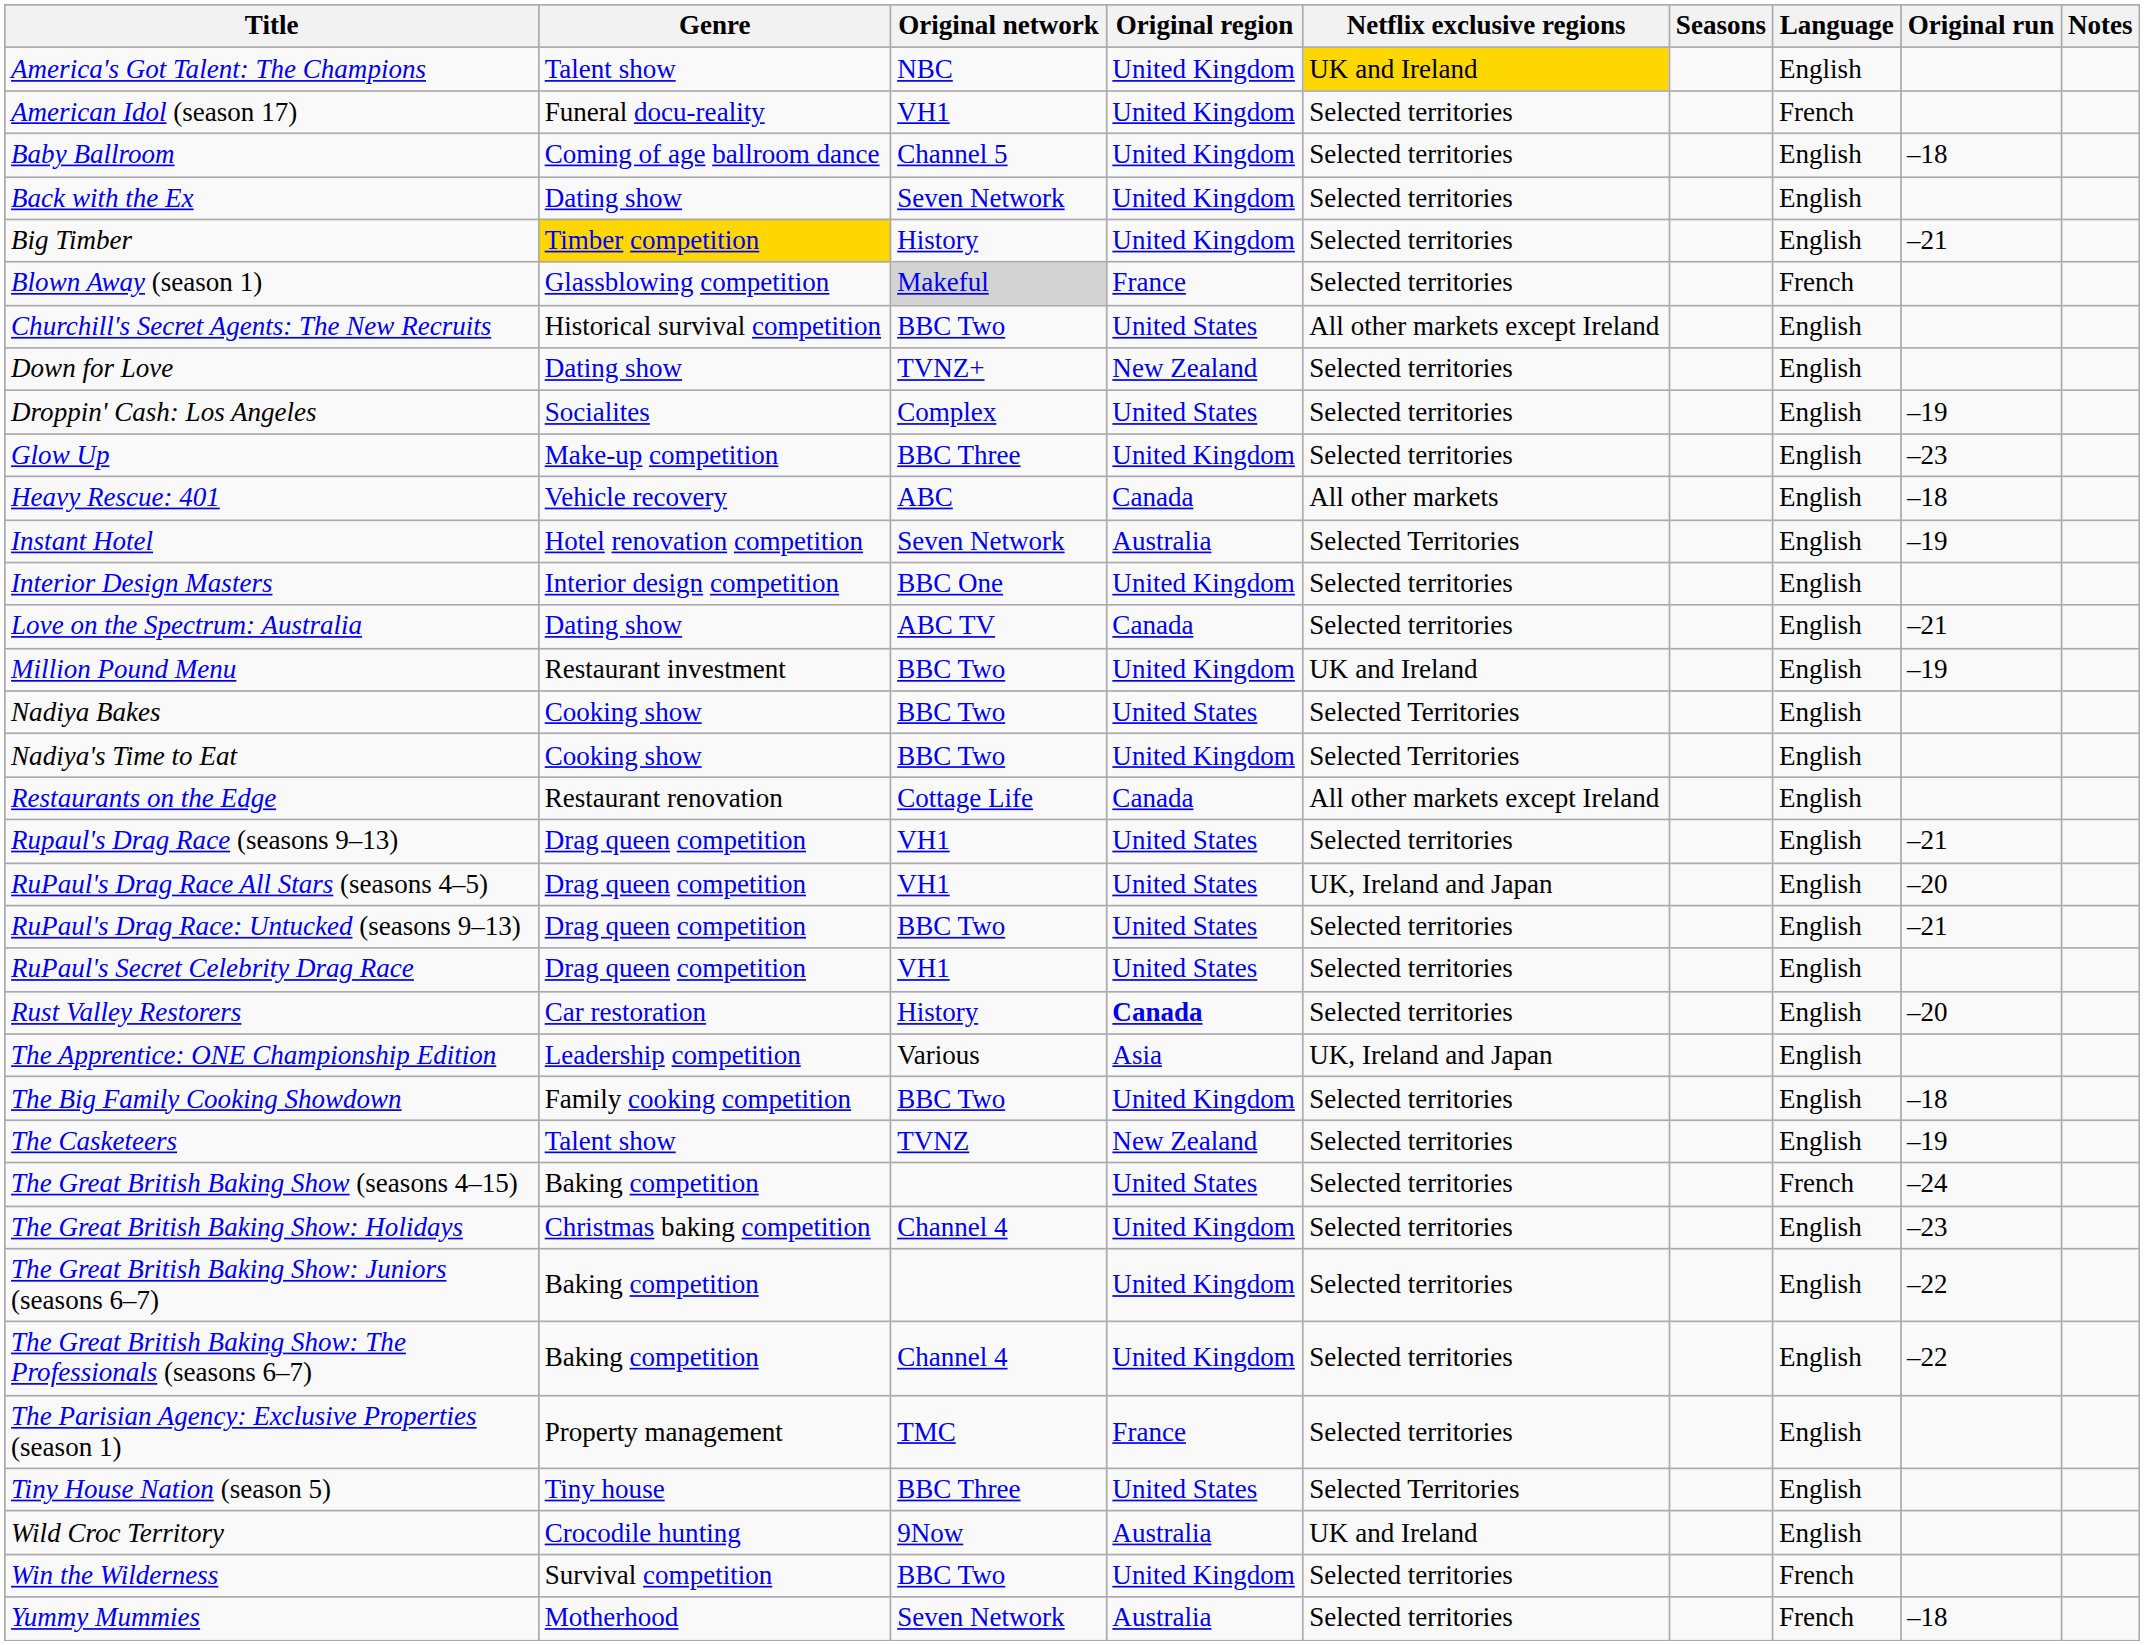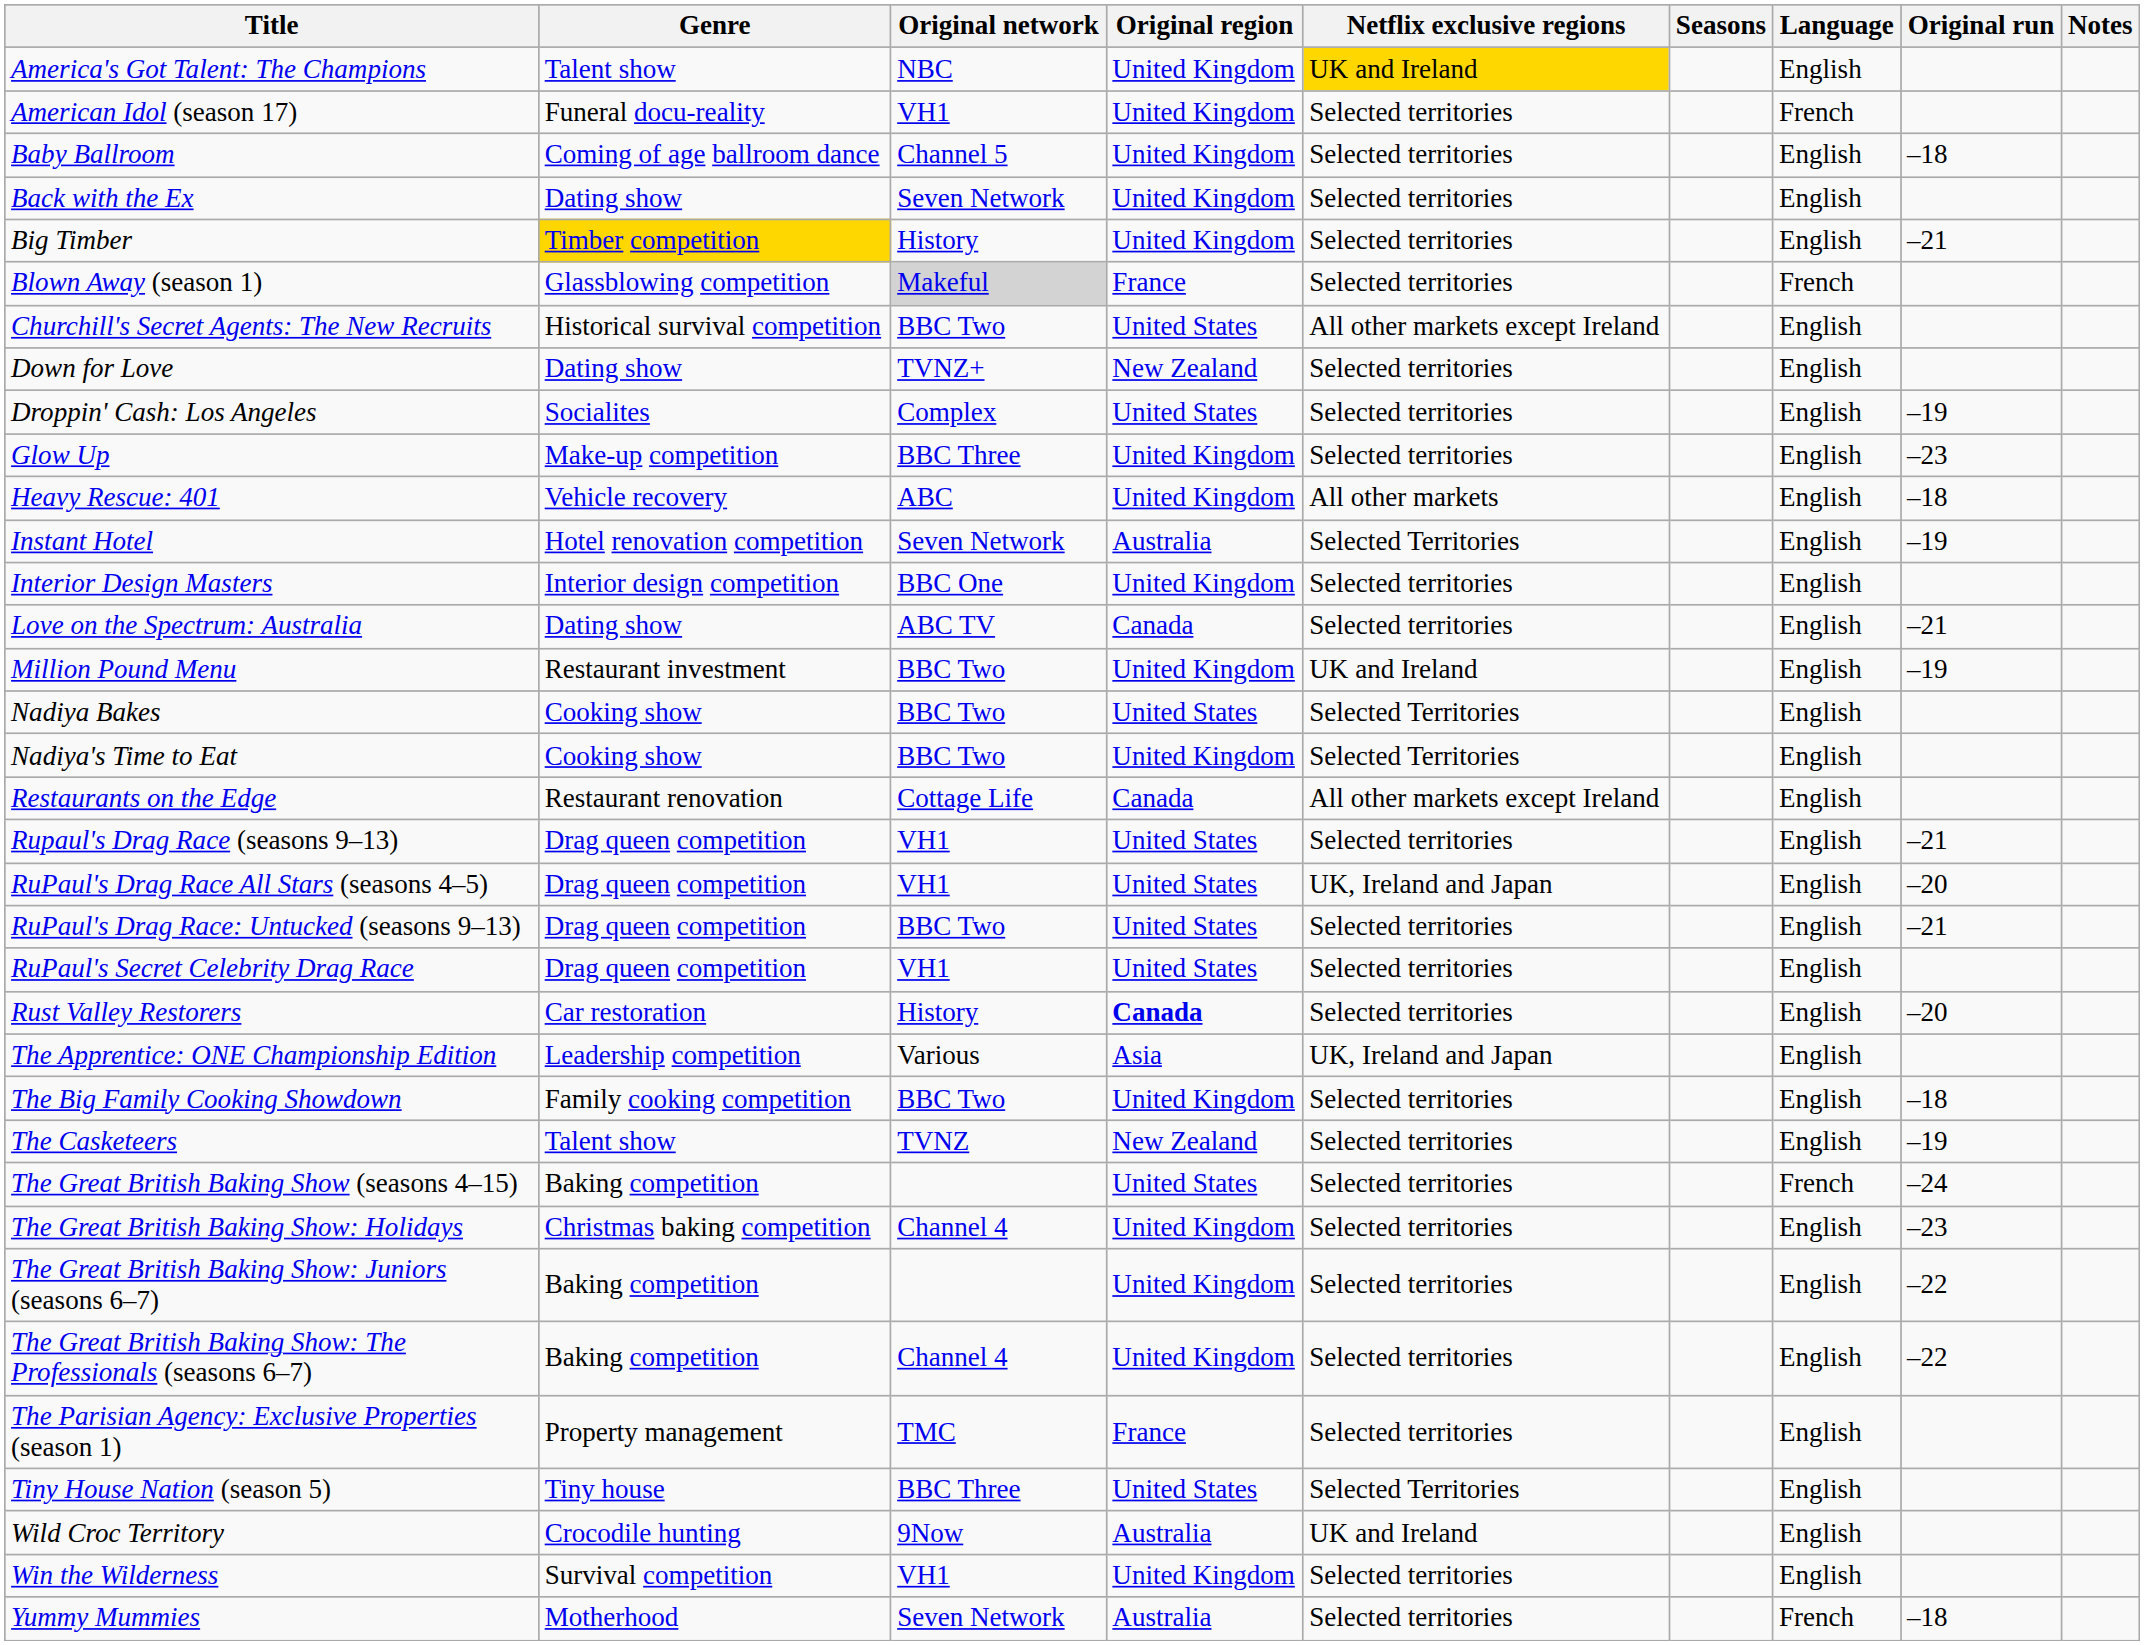(1153, 497) Canada -> (1204, 497) United Kingdom
(951, 1575) BBC Two -> (923, 1575) VH1
(1817, 1575) French -> (1820, 1575) English
